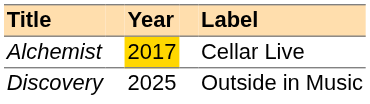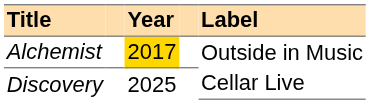(253, 51) Cellar Live -> (282, 52) Outside in Music
(282, 83) Outside in Music -> (253, 83) Cellar Live
